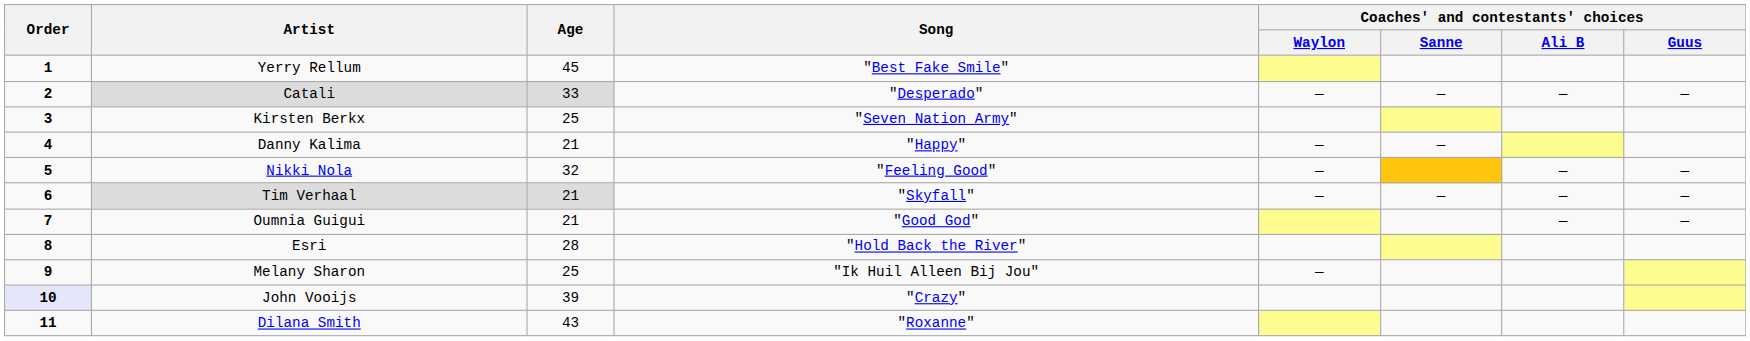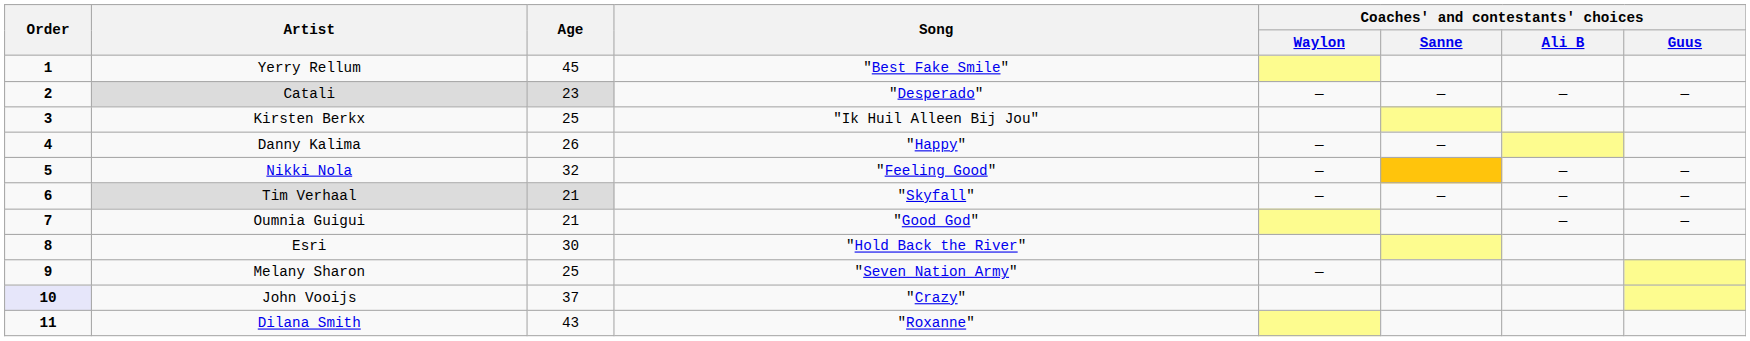(570, 94) 33 -> (570, 94) 23
(936, 119) "Seven Nation Army" -> (936, 119) "Ik Huil Alleen Bij Jou"
(570, 145) 21 -> (570, 145) 26
(570, 247) 28 -> (570, 247) 30
(936, 272) "Ik Huil Alleen Bij Jou" -> (936, 272) "Seven Nation Army"
(570, 298) 39 -> (570, 298) 37
